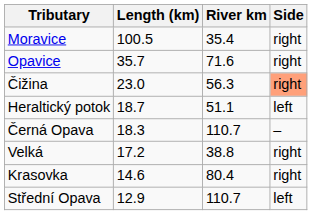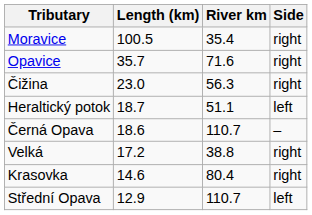(287, 84) lightsalmon background -> (287, 84) no background
(131, 130) 18.3 -> (131, 130) 18.6
